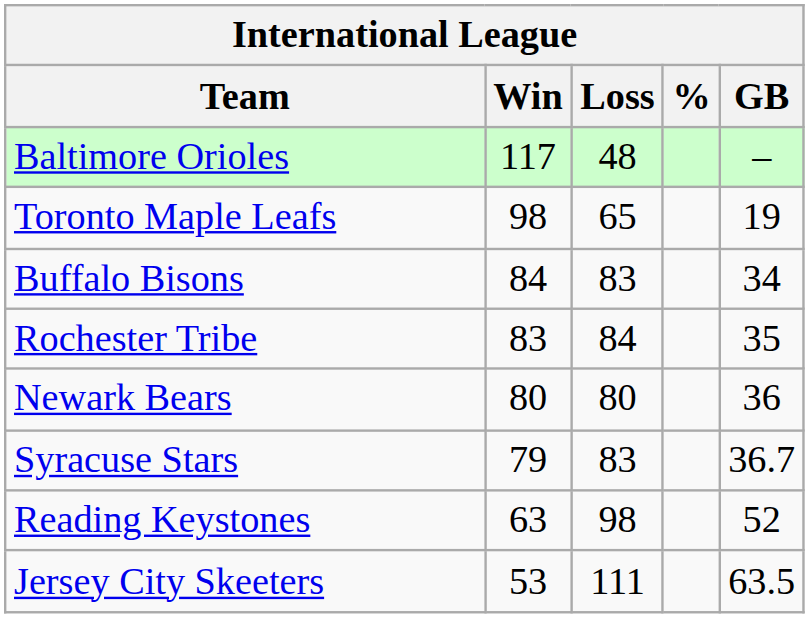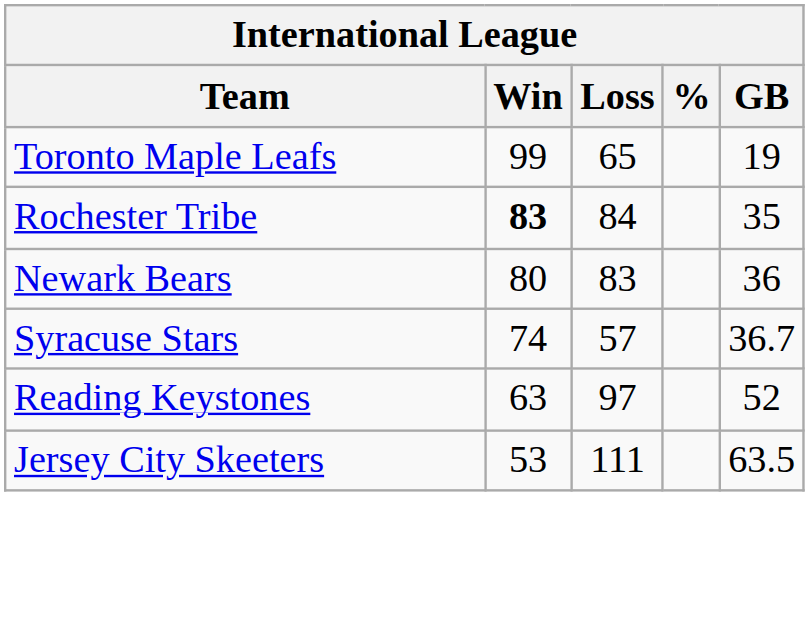- row: (152, 156)
(528, 216) 98 -> (528, 156) 99
- row: (129, 277)
(528, 338) normal -> (528, 216) bold
(618, 398) 80 -> (618, 277) 83
(528, 459) 79 -> (528, 338) 74
(618, 459) 83 -> (618, 338) 57
(618, 519) 98 -> (618, 398) 97
